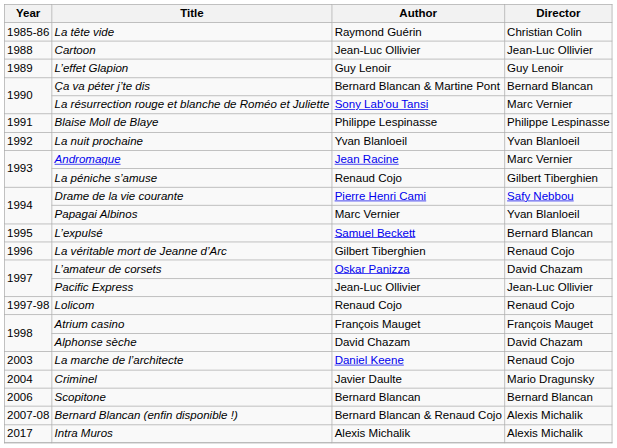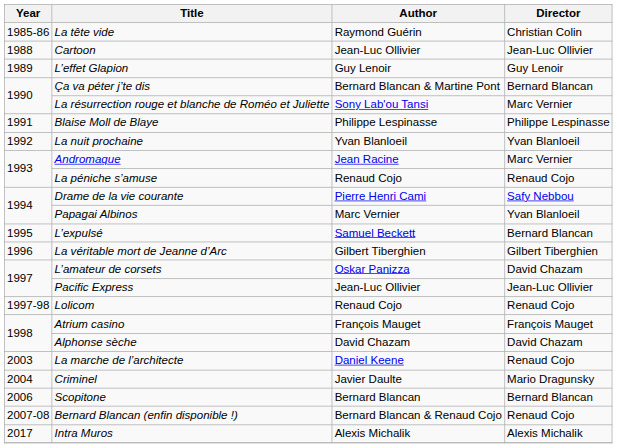(553, 178) Gilbert Tiberghien -> (541, 178) Renaud Cojo
(541, 251) Renaud Cojo -> (553, 251) Gilbert Tiberghien
(545, 415) Alexis Michalik -> (541, 415) Renaud Cojo
